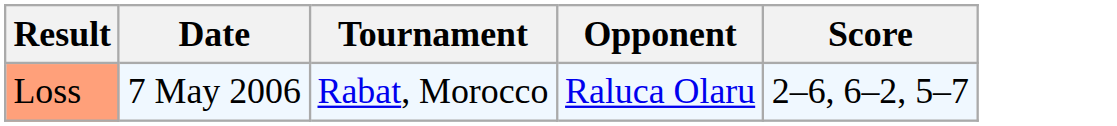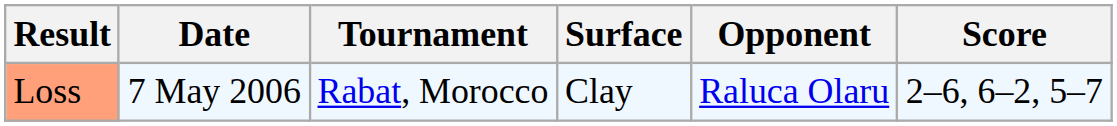+ column: (624, 33)
